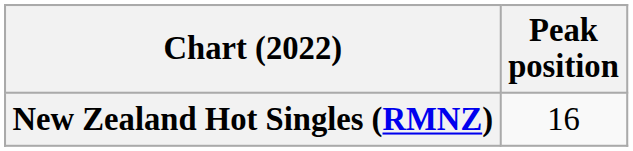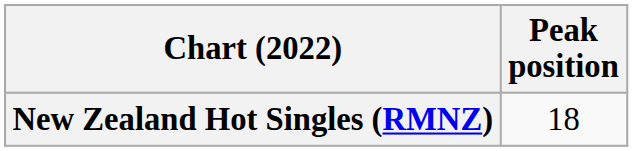(563, 118) 16 -> (563, 118) 18
